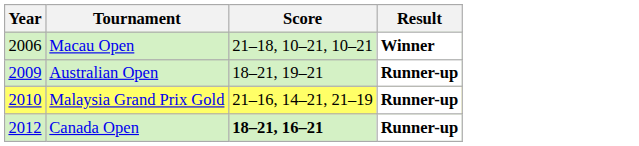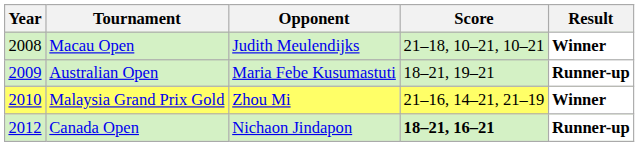+ column: (314, 18)
(25, 45) 2006 -> (25, 45) 2008
(419, 100) Runner-up -> (579, 100) Winner
